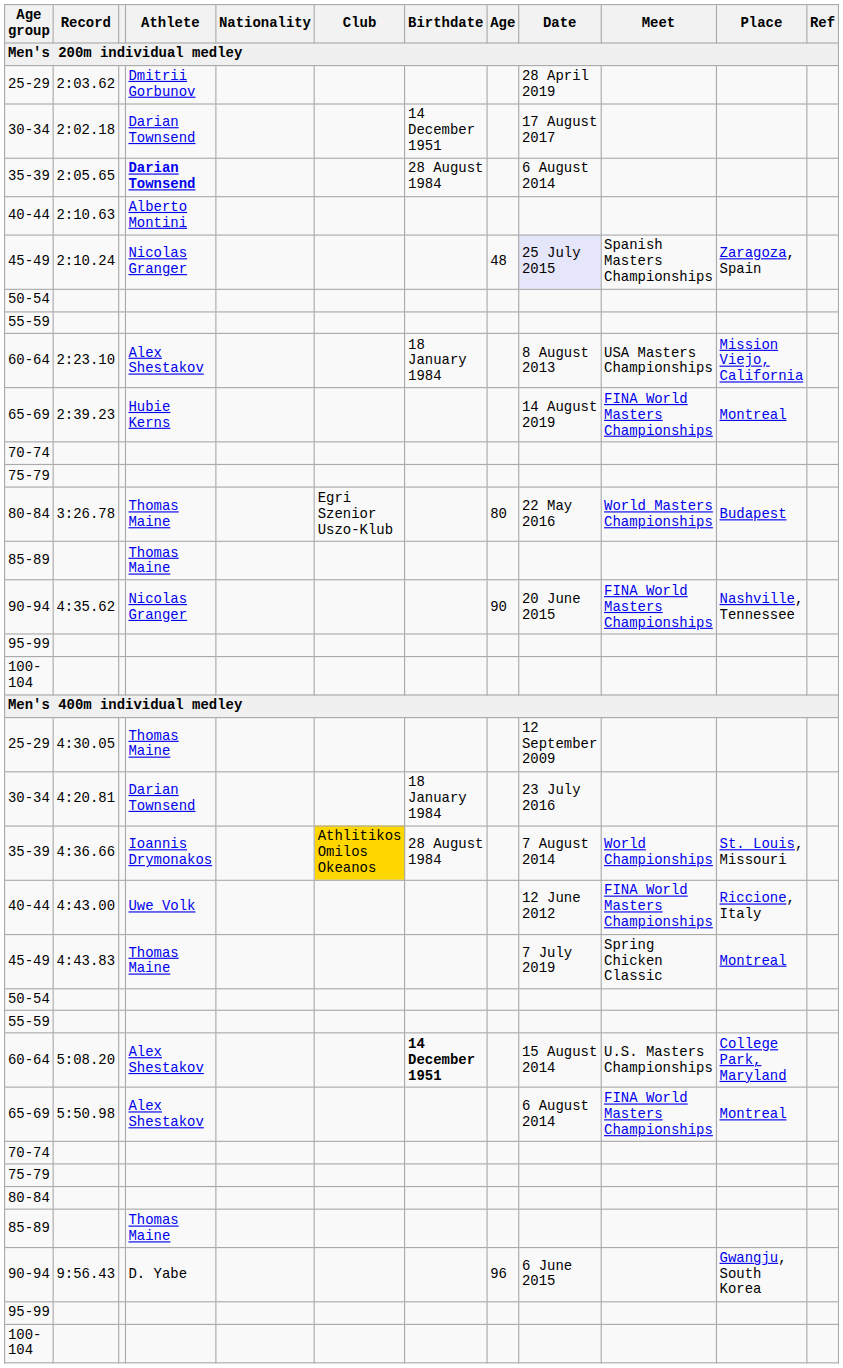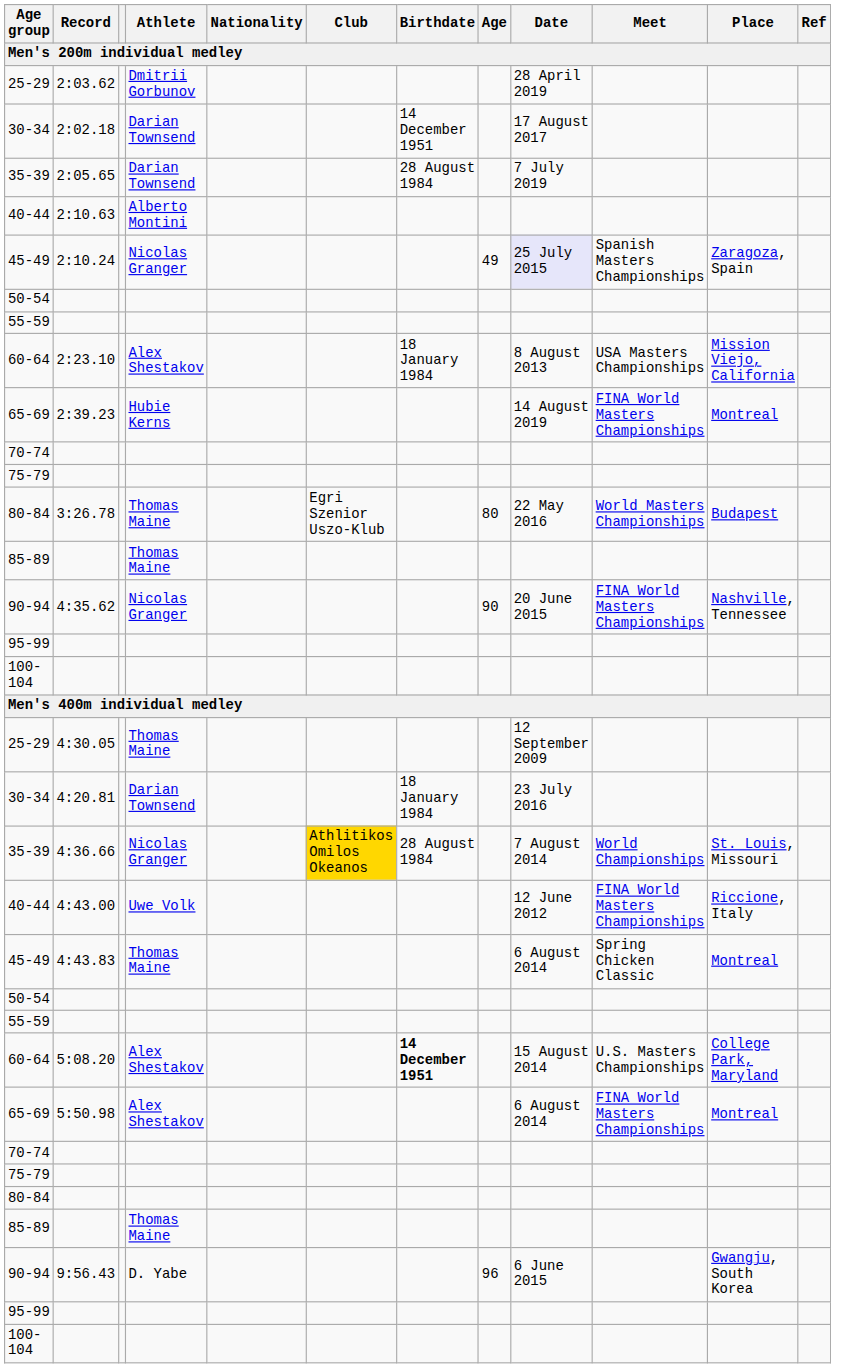(162, 177) bold -> (162, 177) normal
(555, 177) 6 August 2014 -> (539, 177) 7 July 2019
(499, 262) 48 -> (490, 262) 49
(170, 853) Ioannis Drymonakos -> (158, 853) Nicolas Granger
(547, 961) 7 July 2019 -> (547, 961) 6 August 2014
